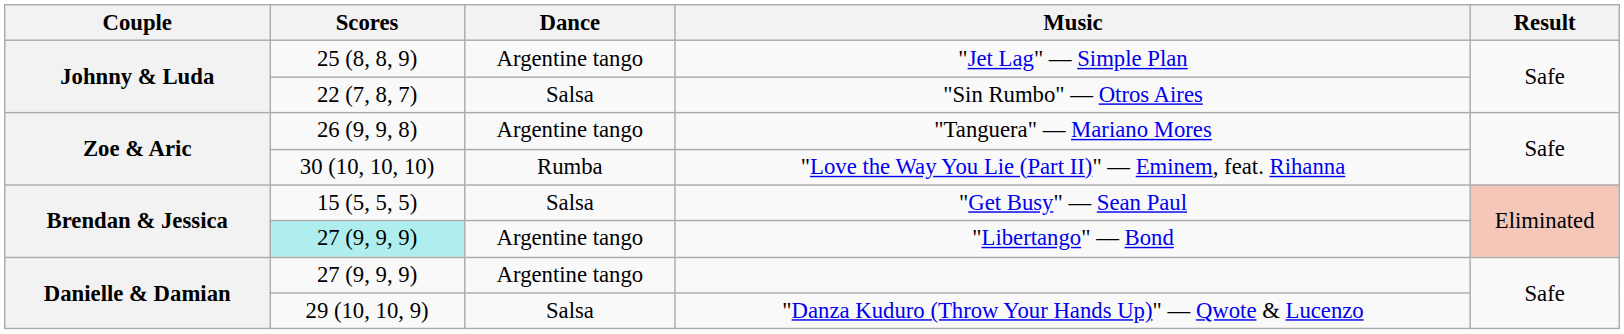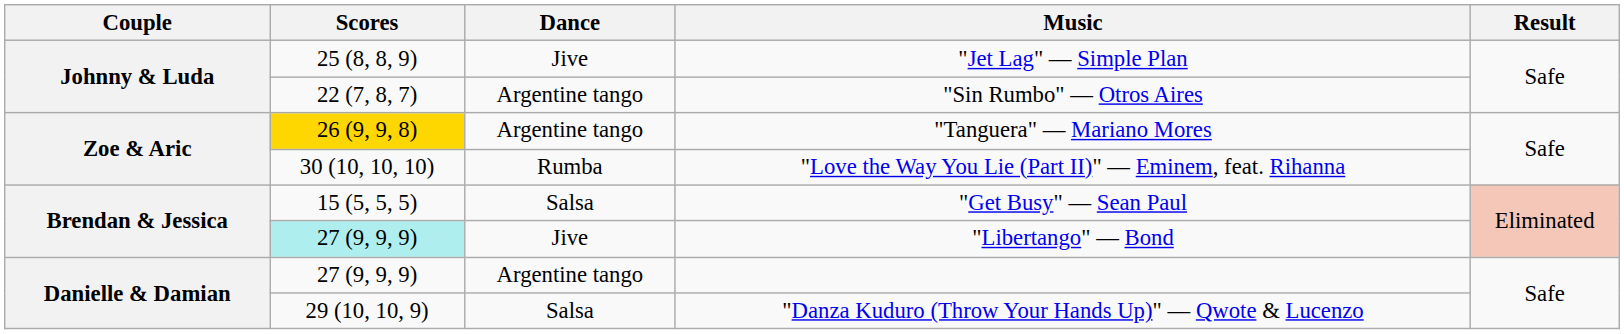(570, 58) Argentine tango -> (570, 58) Jive
(570, 94) Salsa -> (570, 94) Argentine tango
(367, 130) no background -> (367, 130) gold background
(570, 238) Argentine tango -> (570, 238) Jive
